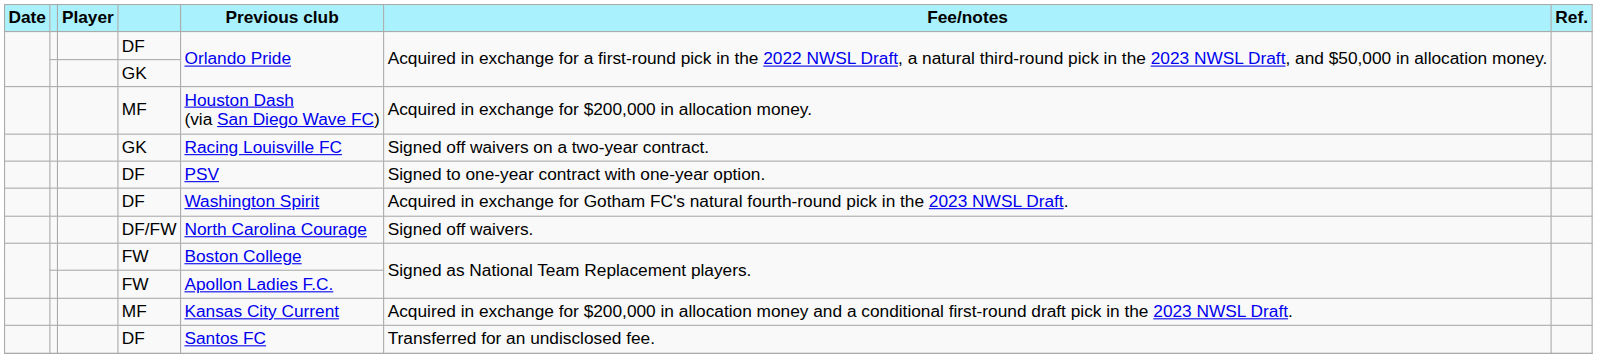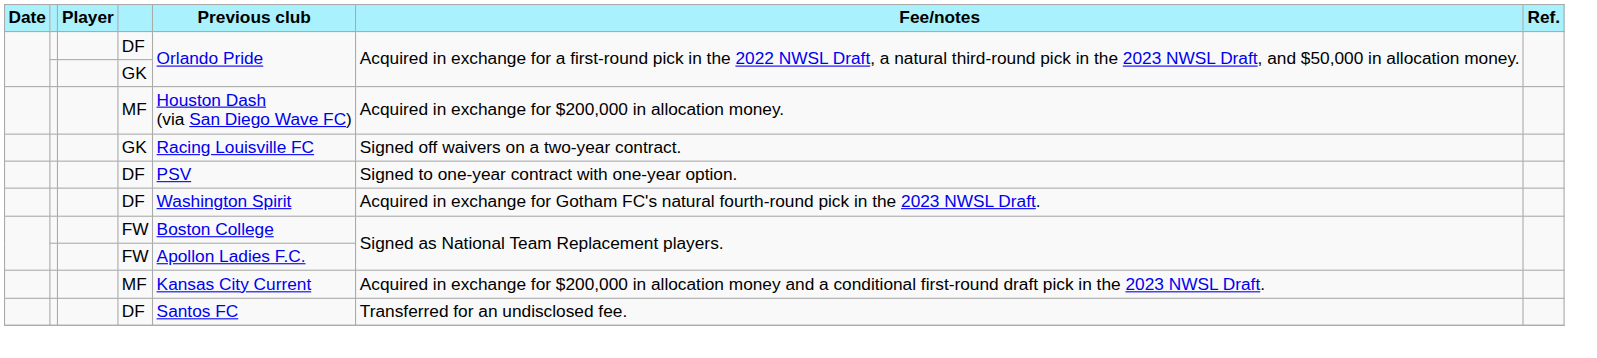- row: (27, 230)
